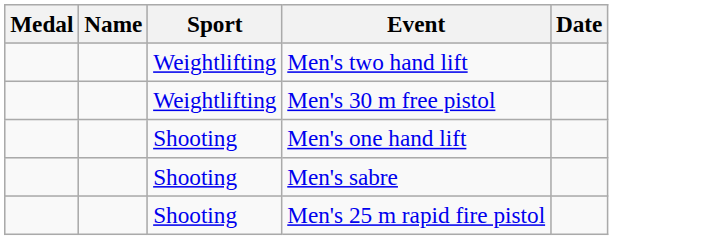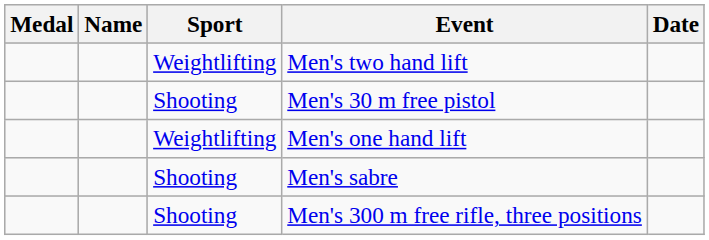(215, 100) Weightlifting -> (195, 100) Shooting
(195, 138) Shooting -> (215, 138) Weightlifting
+ row: (465, 215)
- row: (416, 215)
